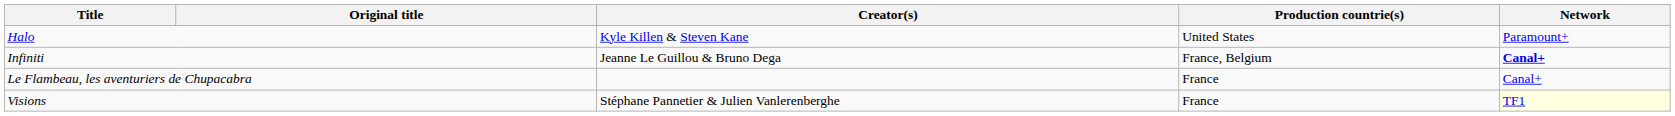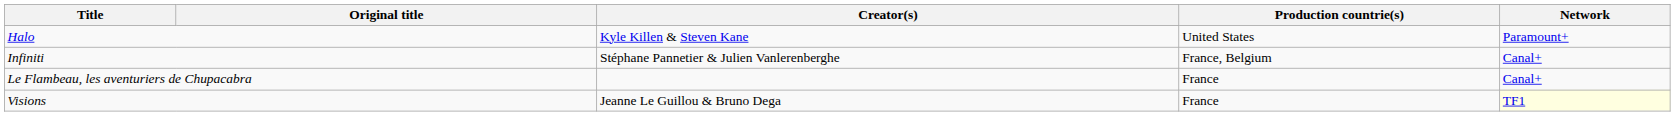(690, 57) Jeanne Le Guillou & Bruno Dega -> (720, 57) Stéphane Pannetier & Julien Vanlerenberghe
(1524, 57) bold -> (1522, 57) normal
(720, 100) Stéphane Pannetier & Julien Vanlerenberghe -> (690, 100) Jeanne Le Guillou & Bruno Dega
